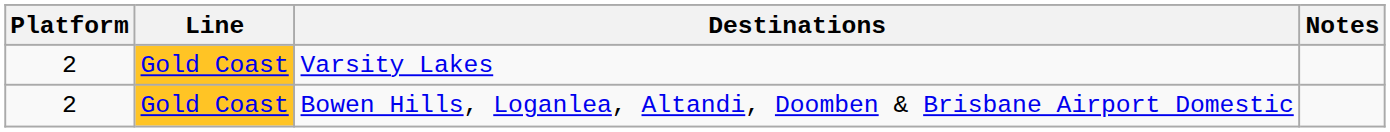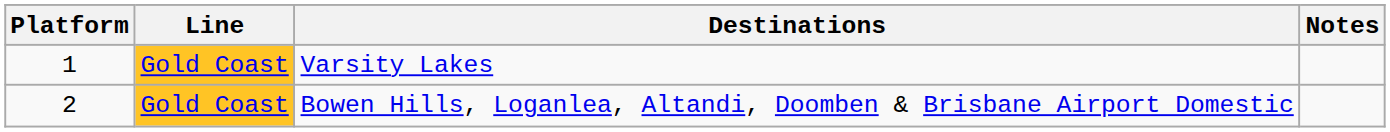(69, 65) 2 -> (69, 65) 1
